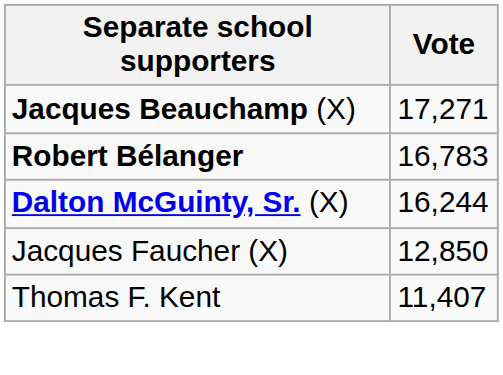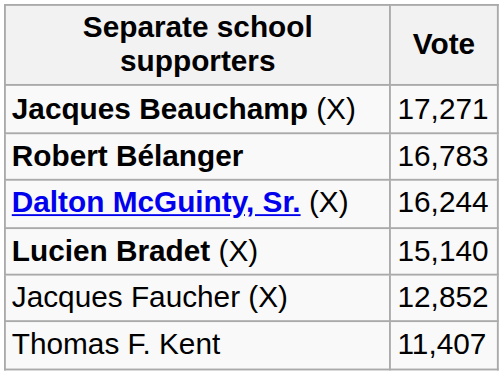+ row: (135, 250)
(443, 250) 12,850 -> (443, 297) 12,852
